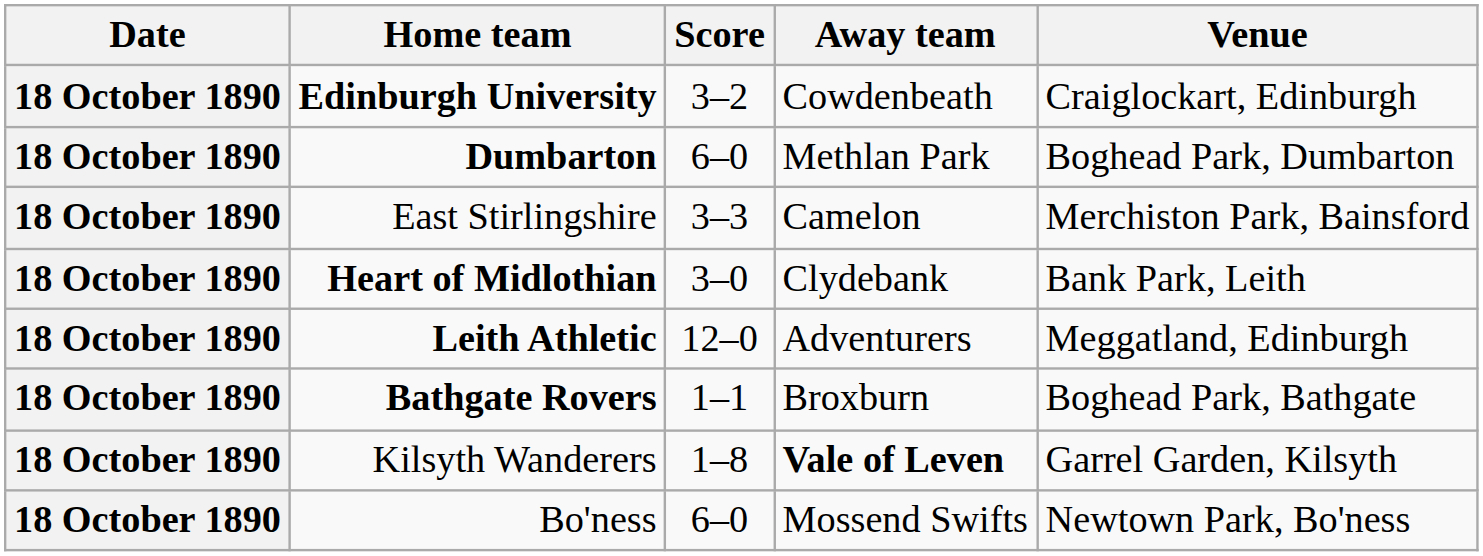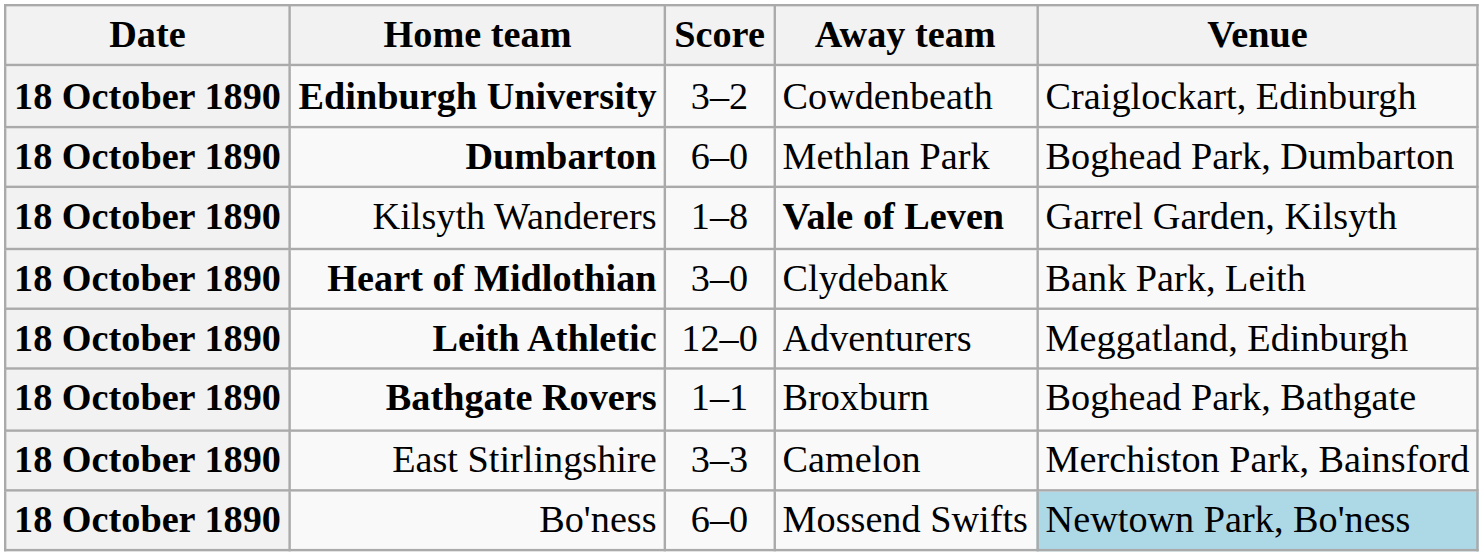rows swapped: (515, 459) <-> (524, 216)
(1228, 519) no background -> (1228, 519) lightblue background
